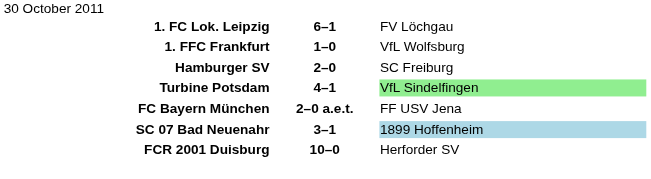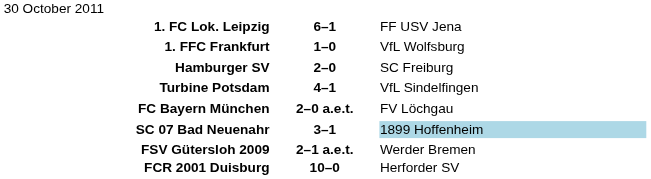(417, 26) FV Löchgau -> (421, 26) FF USV Jena
(429, 88) lightgreen background -> (429, 88) no background
(421, 109) FF USV Jena -> (417, 109) FV Löchgau
+ row: (205, 150)
